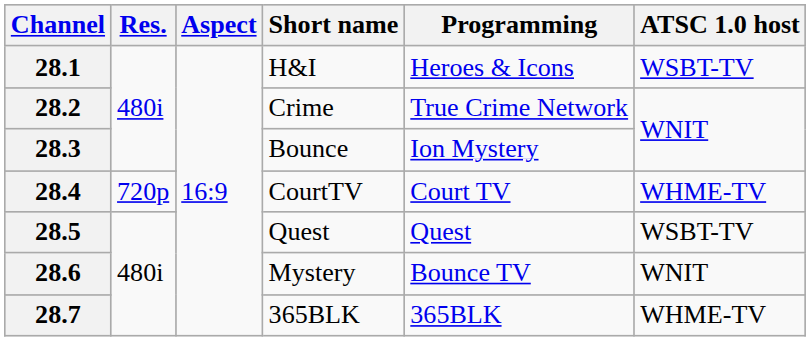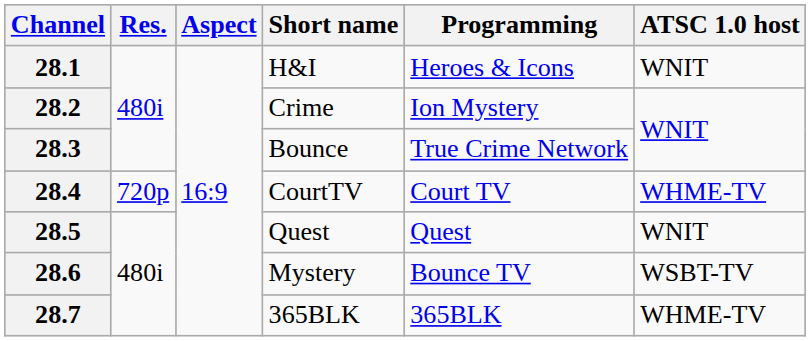(697, 66) WSBT-TV -> (674, 66) WNIT
(519, 107) True Crime Network -> (474, 107) Ion Mystery
(474, 149) Ion Mystery -> (519, 149) True Crime Network
(697, 231) WSBT-TV -> (674, 231) WNIT
(674, 273) WNIT -> (697, 273) WSBT-TV
